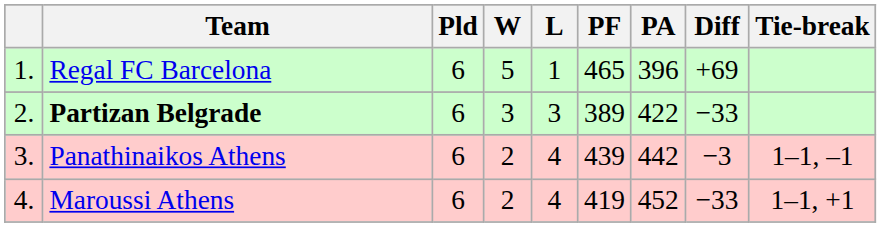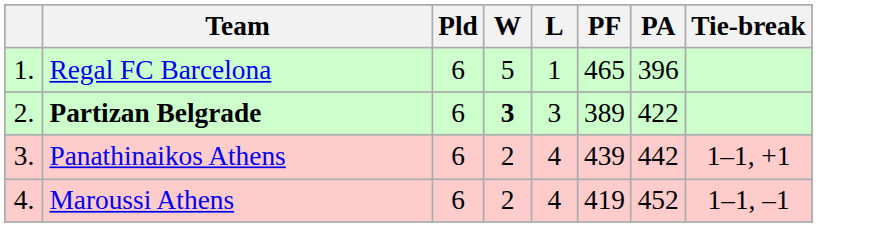- column: (717, 26)
(507, 112) normal -> (507, 112) bold
(812, 156) 1–1, –1 -> (749, 156) 1–1, +1
(812, 199) 1–1, +1 -> (749, 199) 1–1, –1
